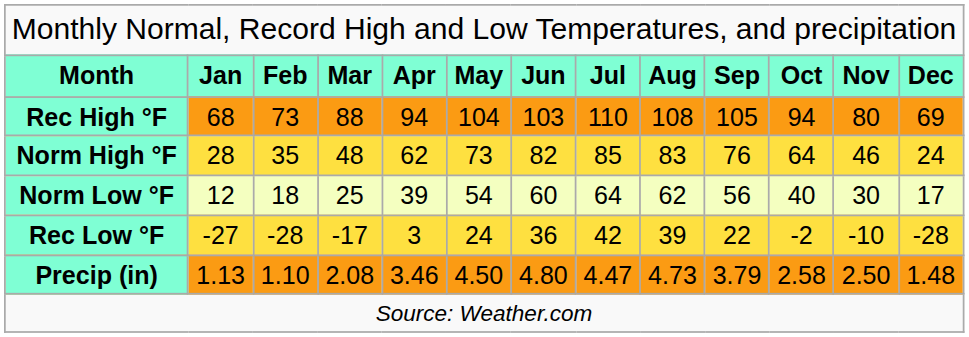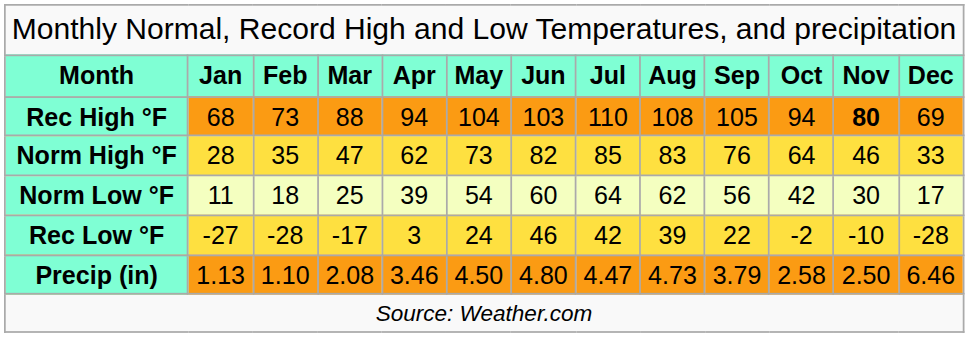(866, 117) normal -> (866, 117) bold
(350, 156) 48 -> (350, 156) 47
(931, 156) 24 -> (931, 156) 33
(221, 196) 12 -> (221, 196) 11
(802, 196) 40 -> (802, 196) 42
(543, 235) 36 -> (543, 235) 46
(931, 275) 1.48 -> (931, 275) 6.46
